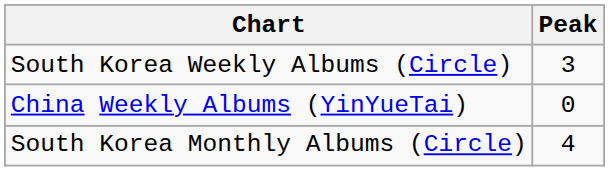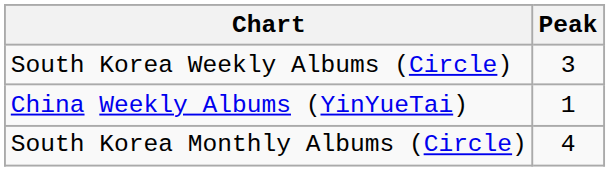(568, 105) 0 -> (568, 105) 1
